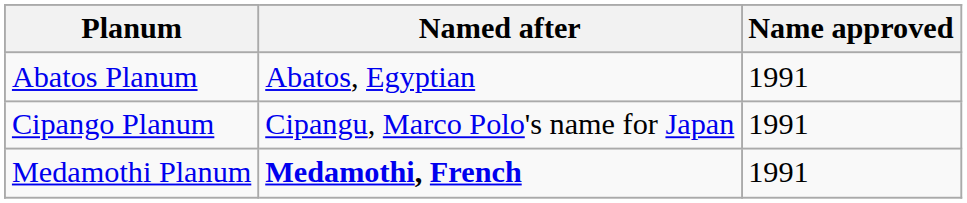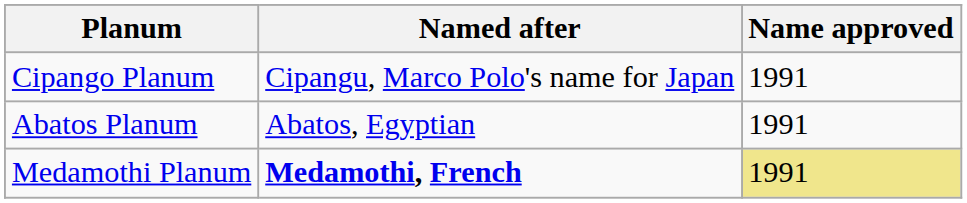rows swapped: (105, 76) <-> (113, 124)
(778, 172) no background -> (778, 172) khaki background
